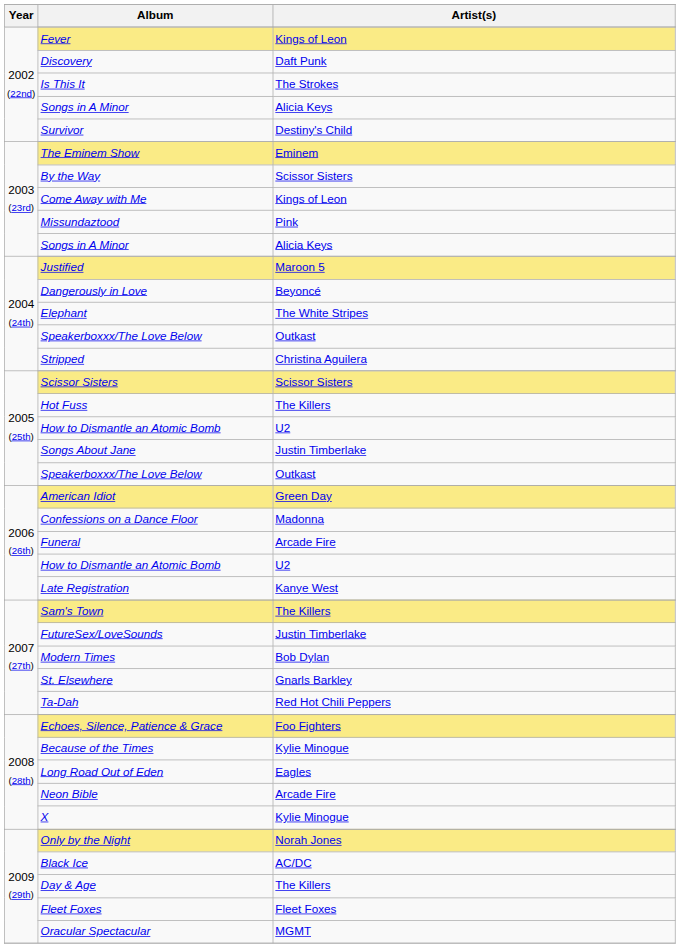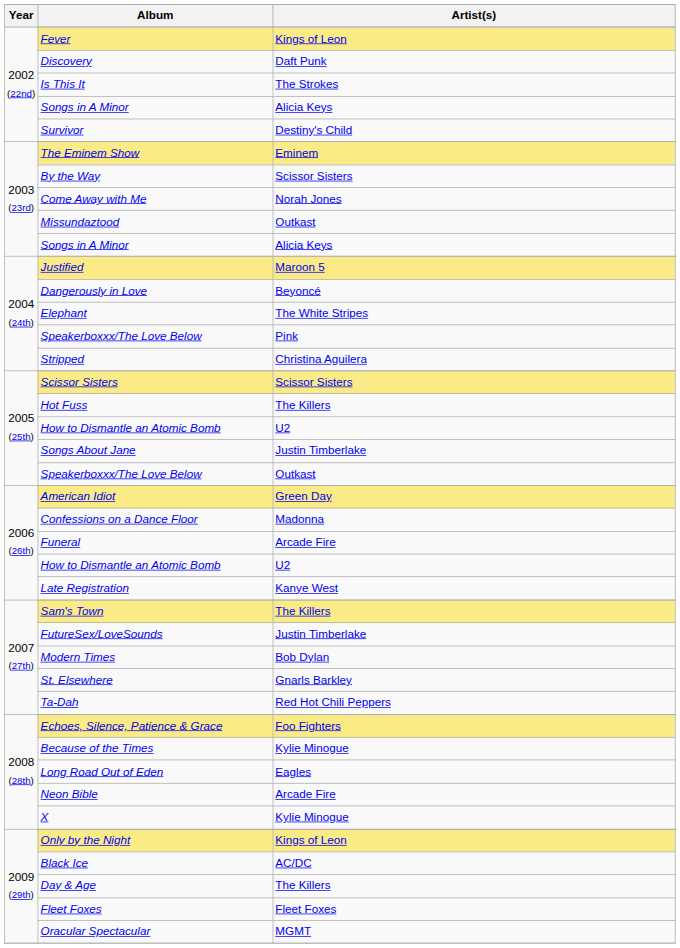(311, 199) Kings of Leon -> (308, 199) Norah Jones
(287, 222) Pink -> (295, 222) Outkast
(295, 336) Outkast -> (287, 336) Pink
(308, 840) Norah Jones -> (311, 840) Kings of Leon
